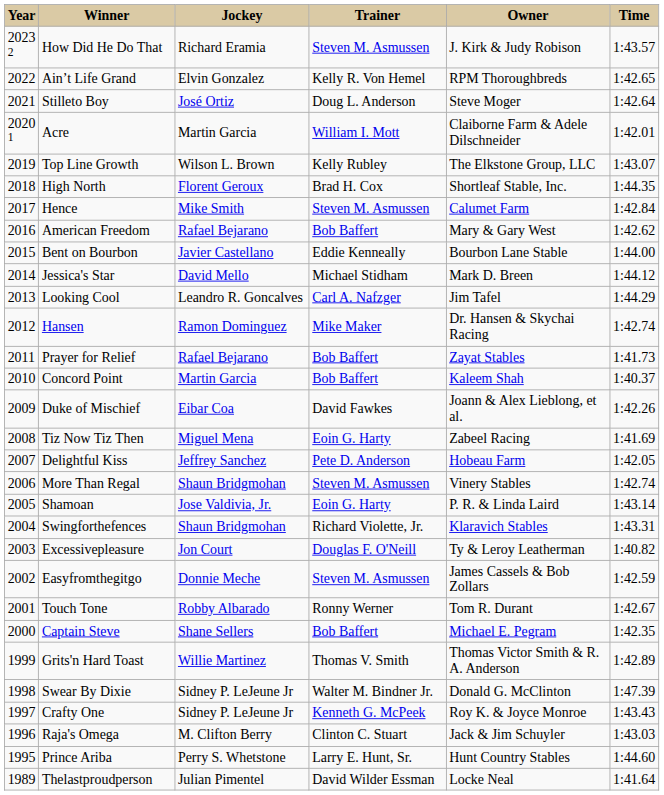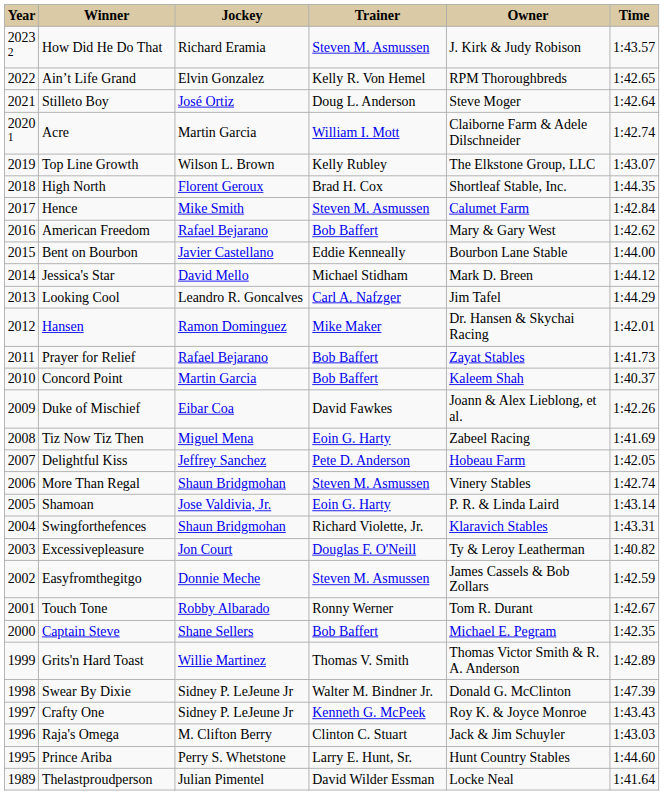(634, 132) 1:42.01 -> (634, 132) 1:42.74
(634, 327) 1:42.74 -> (634, 327) 1:42.01
